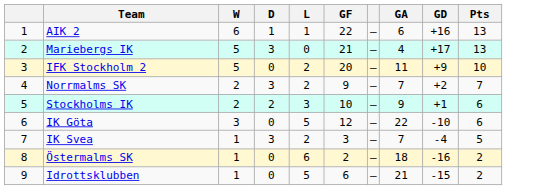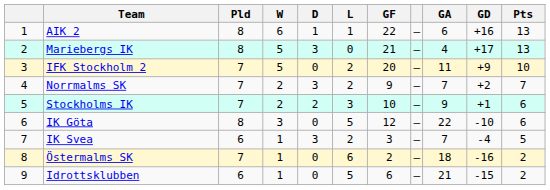+ column: (241, 13)
